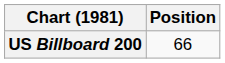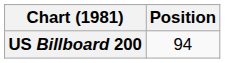(183, 44) 66 -> (183, 44) 94
